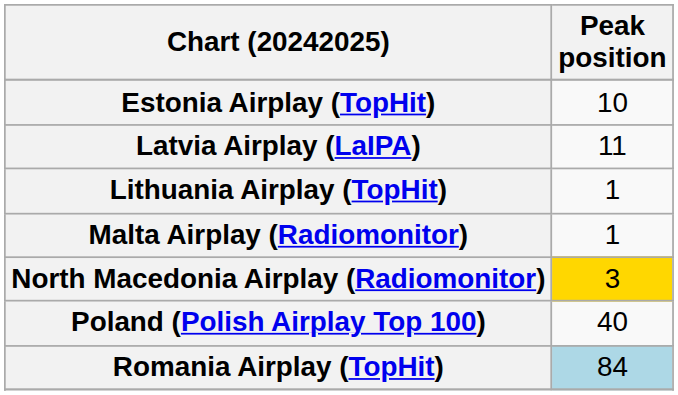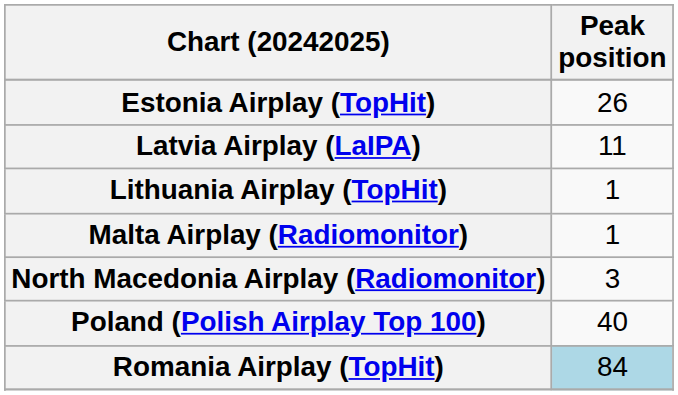(612, 102) 10 -> (612, 102) 26
(612, 278) gold background -> (612, 278) no background
